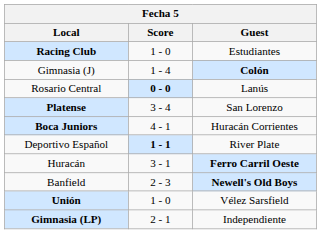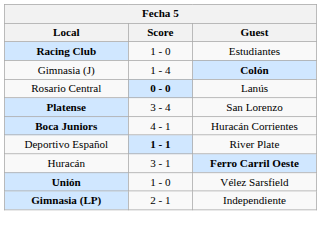- row: (66, 181)
